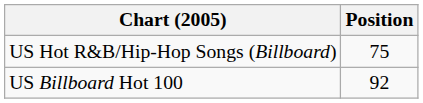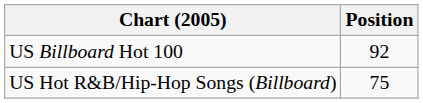rows swapped: (96, 82) <-> (173, 51)
